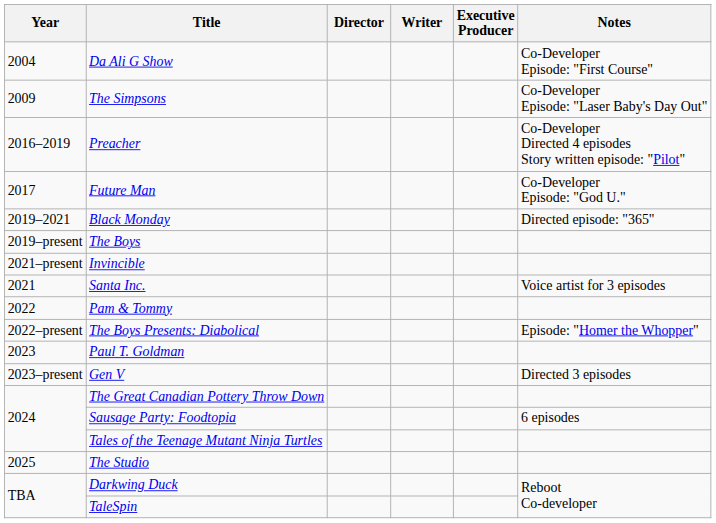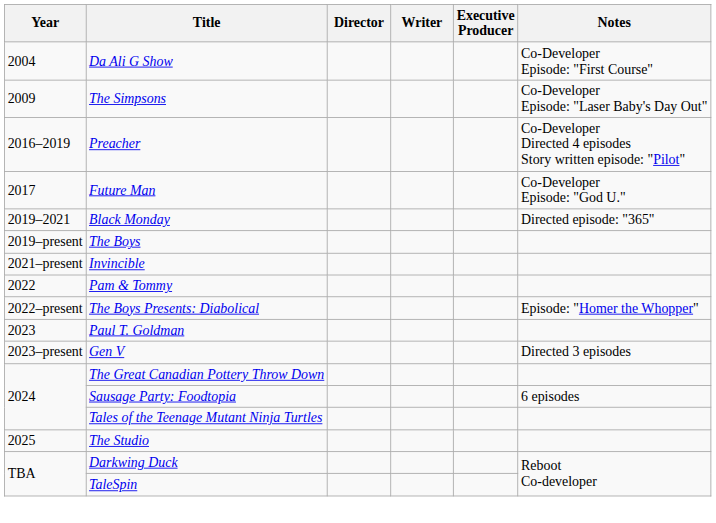- row: (117, 286)
